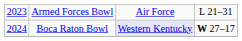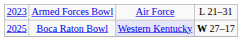(17, 28) 2024 -> (17, 28) 2025
